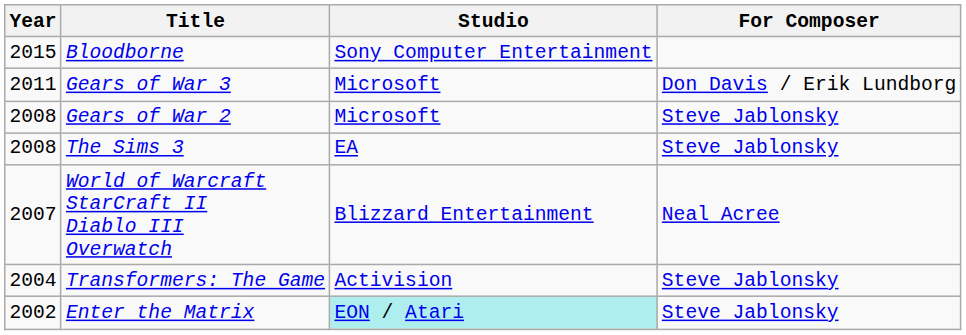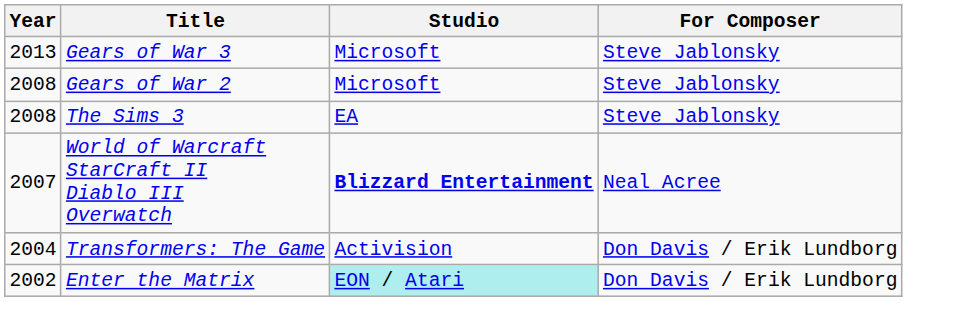- row: (125, 53)
(33, 85) 2011 -> (33, 53) 2013
(809, 85) Don Davis / Erik Lundborg -> (691, 53) Steve Jablonsky
(464, 215) normal -> (464, 183) bold
(750, 281) Steve Jablonsky -> (750, 249) Don Davis / Erik Lundborg
(750, 313) Steve Jablonsky -> (750, 281) Don Davis / Erik Lundborg
